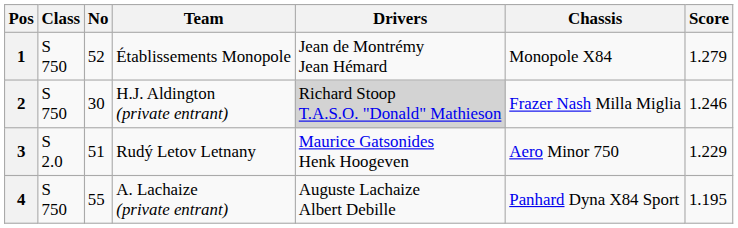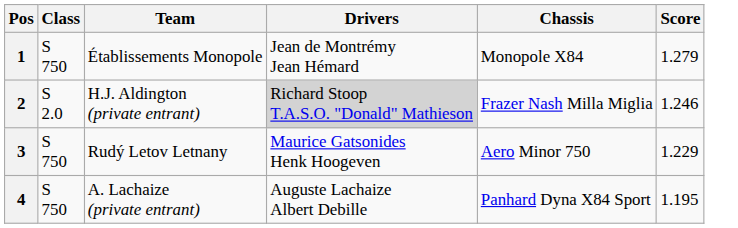- column: (98, 18)
(54, 104) S 750 -> (52, 104) S 2.0
(52, 152) S 2.0 -> (54, 152) S 750
